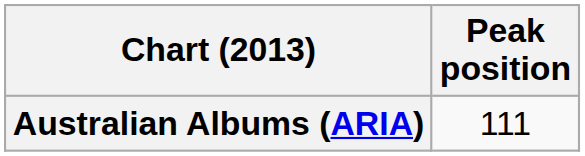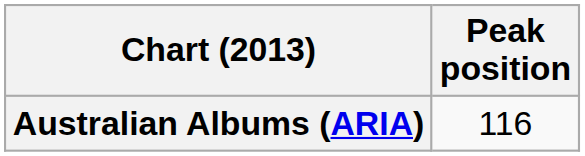(505, 122) 111 -> (505, 122) 116
